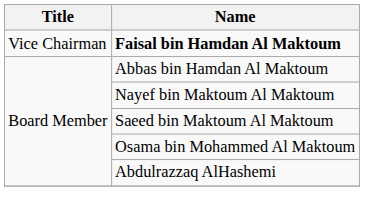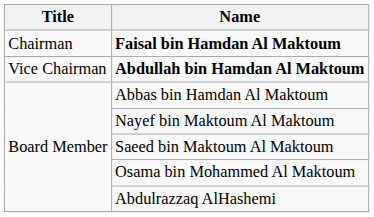(57, 43) Vice Chairman -> (40, 43) Chairman
+ row: (240, 69)
